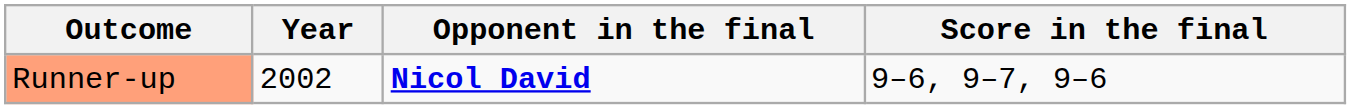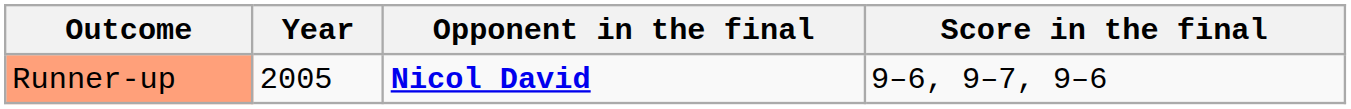(296, 79) 2002 -> (296, 79) 2005
